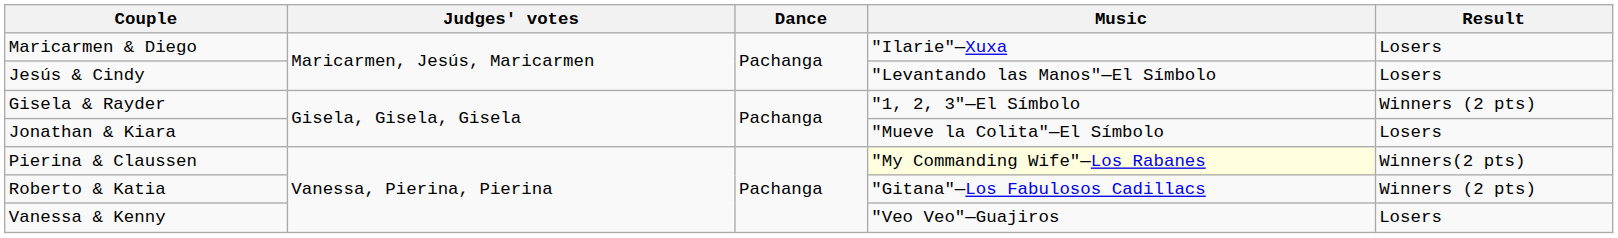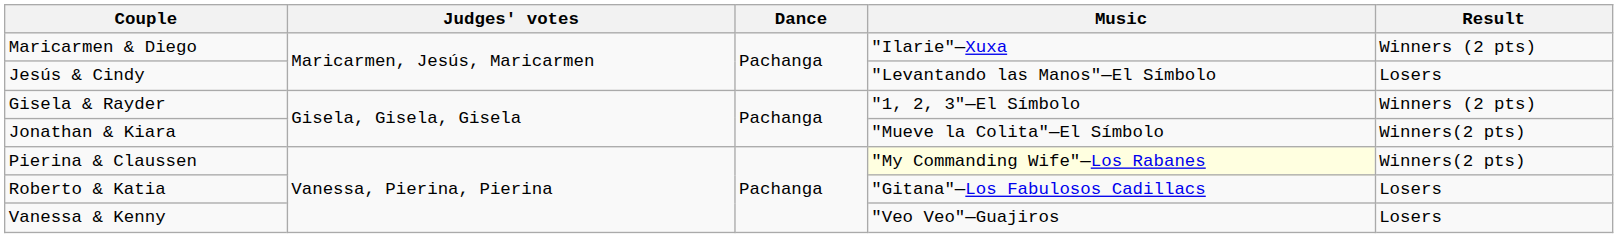(1410, 47) Losers -> (1458, 47) Winners (2 pts)
(1410, 132) Losers -> (1452, 132) Winners(2 pts)
(1458, 189) Winners (2 pts) -> (1410, 189) Losers
